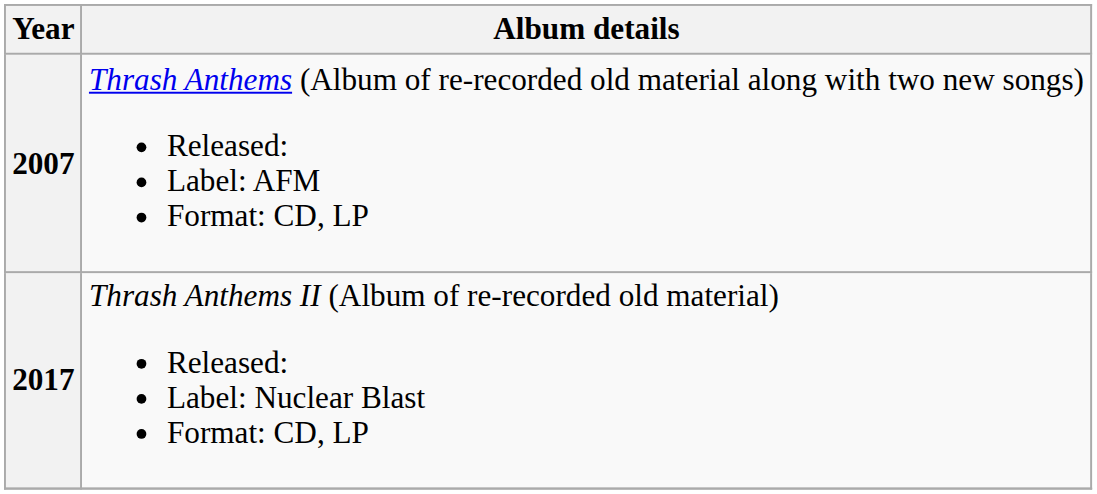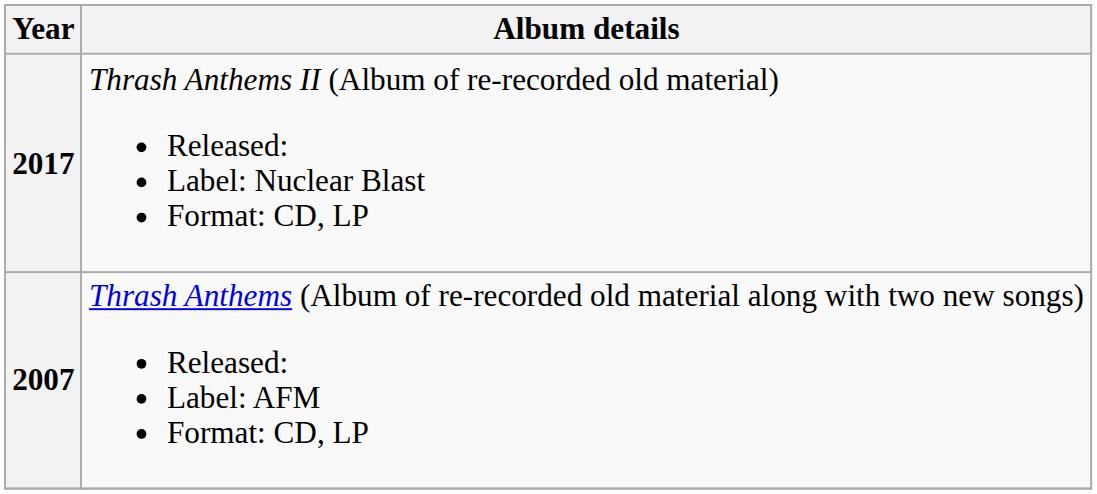rows swapped: (43, 162) <-> (43, 379)
